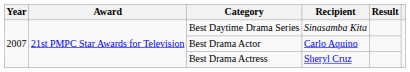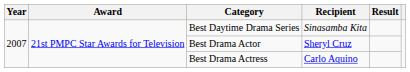(331, 43) Carlo Aquino -> (328, 43) Sheryl Cruz
(328, 59) Sheryl Cruz -> (331, 59) Carlo Aquino
